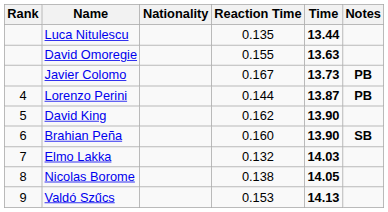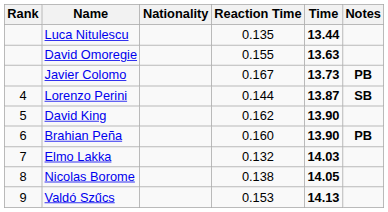(363, 95) PB -> (363, 95) SB
(363, 136) SB -> (363, 136) PB
